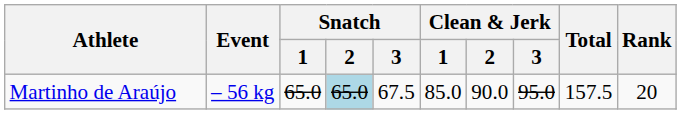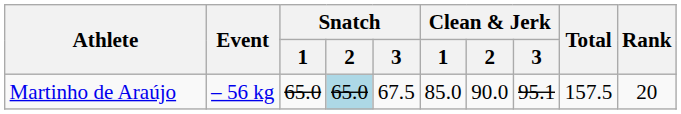(537, 91) 95.0 -> (537, 91) 95.1
